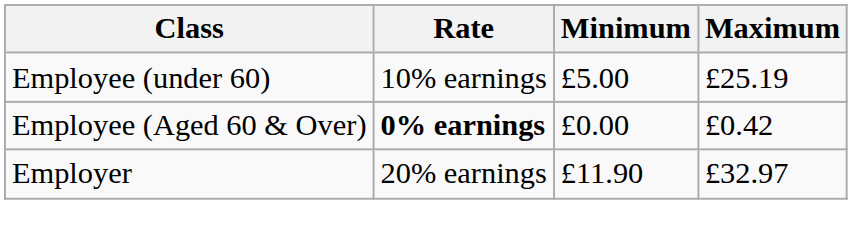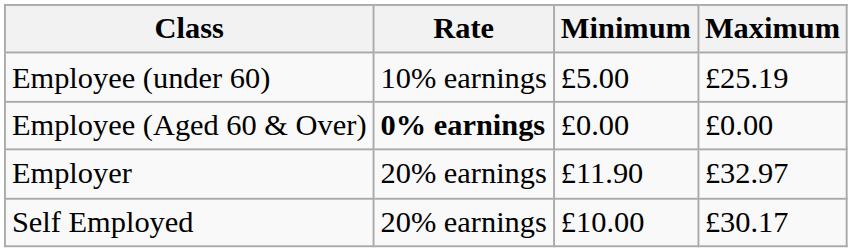(739, 125) £0.42 -> (739, 125) £0.00
+ row: (103, 221)
